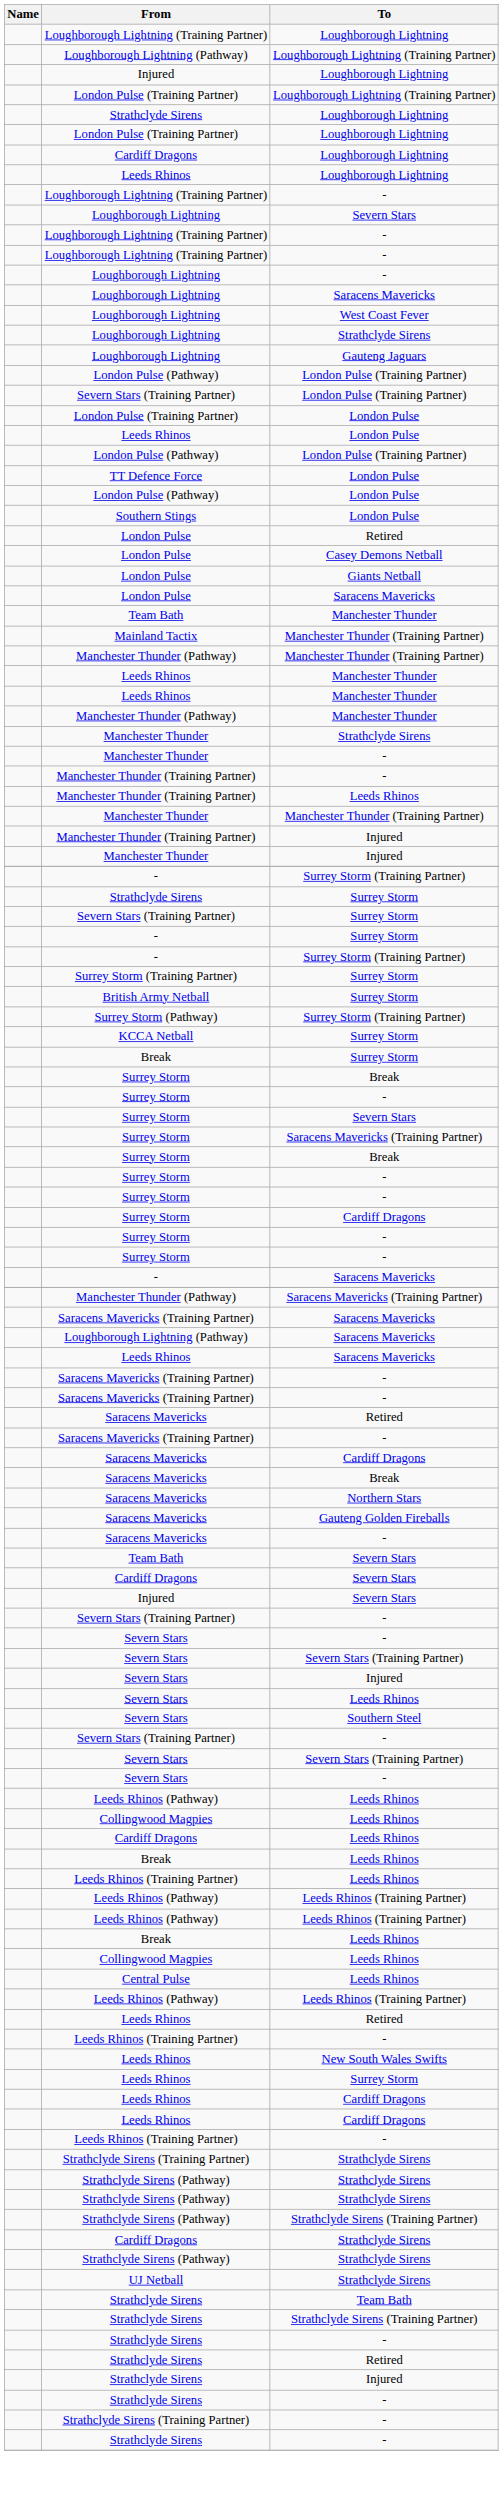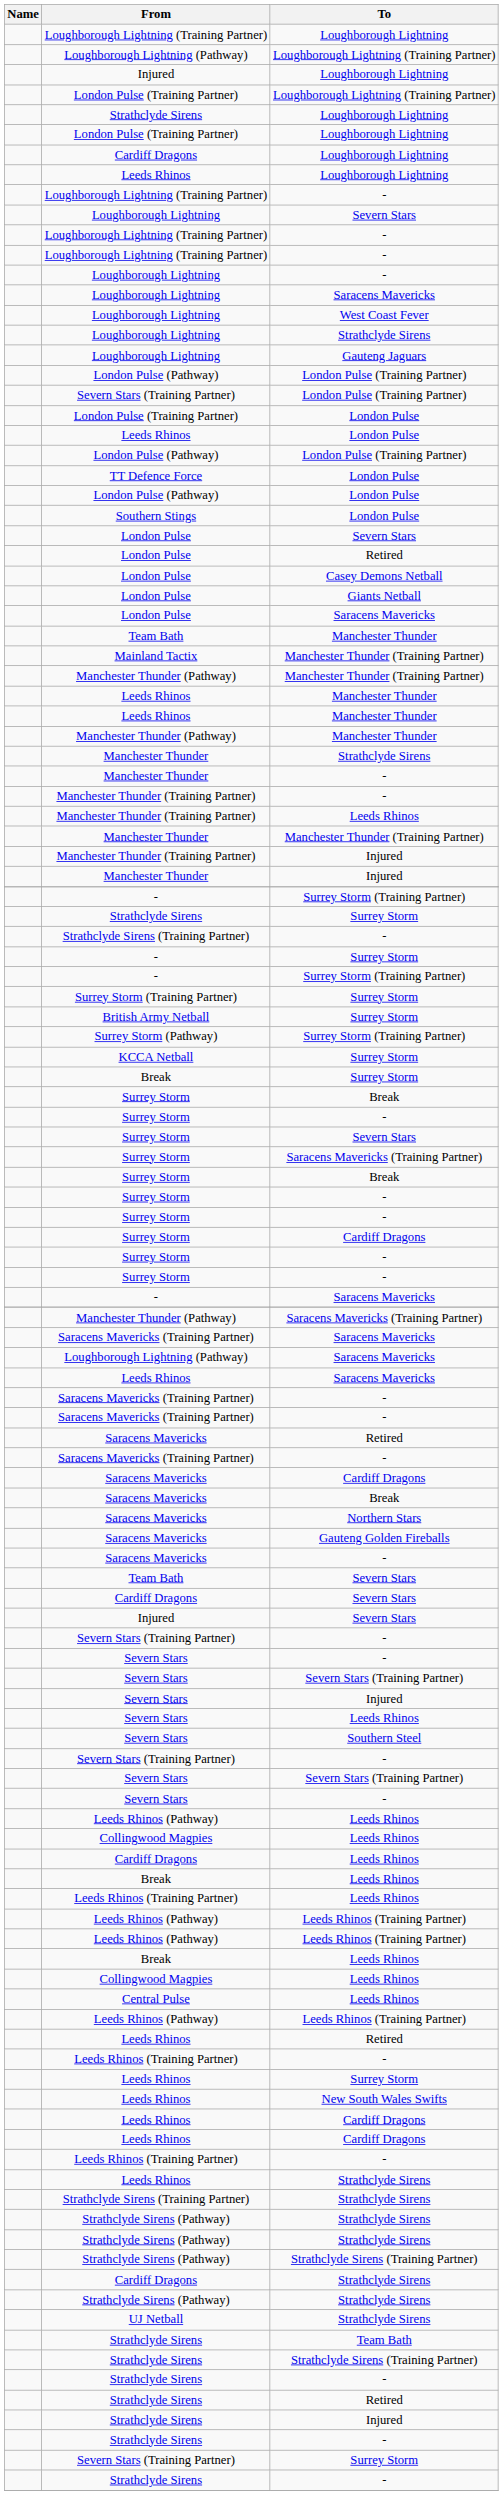+ row: (156, 535)
rows swapped: (156, 916) <-> (156, 2420)
rows swapped: (156, 2059) <-> (156, 2079)
+ row: (156, 2179)
